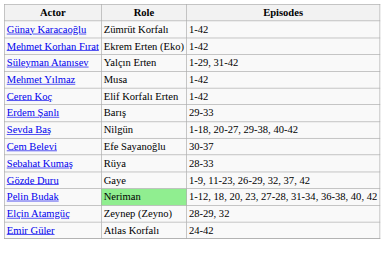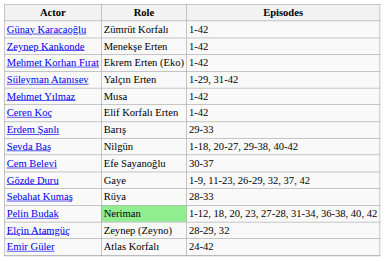+ row: (46, 46)
rows swapped: (40, 163) <-> (33, 180)
